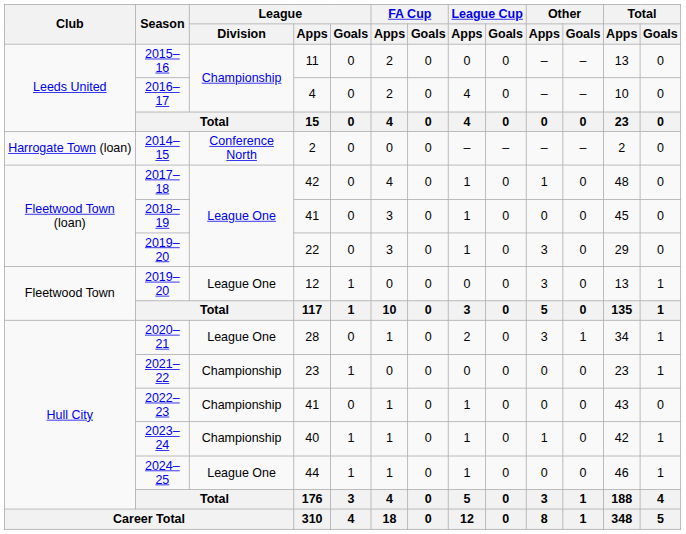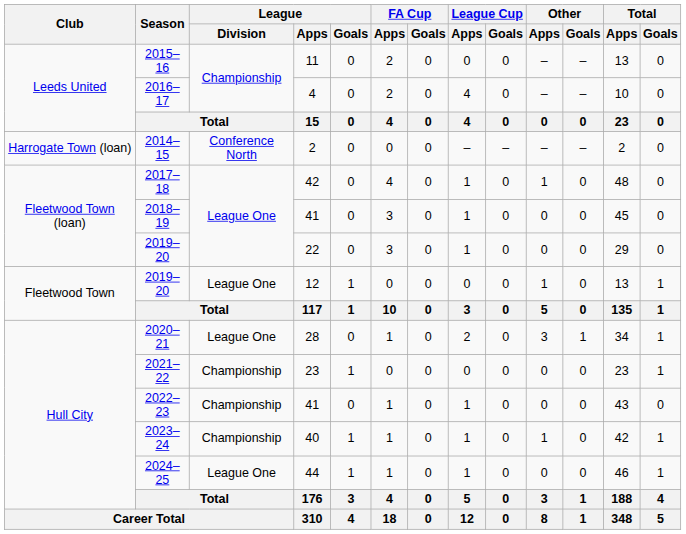(544, 249) 3 -> (544, 249) 0
(544, 283) 3 -> (544, 283) 1
